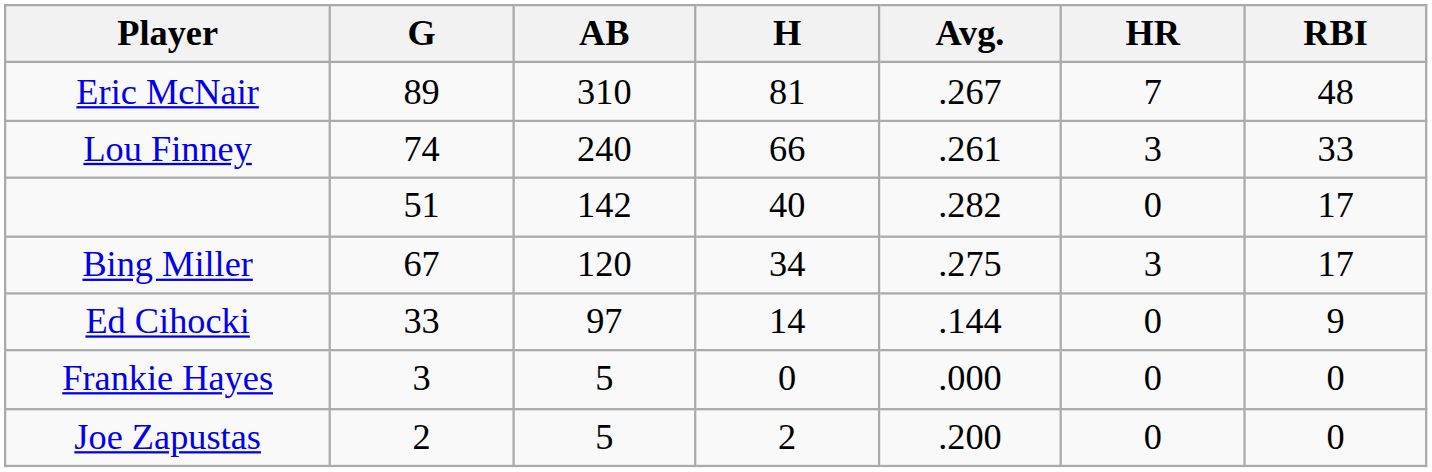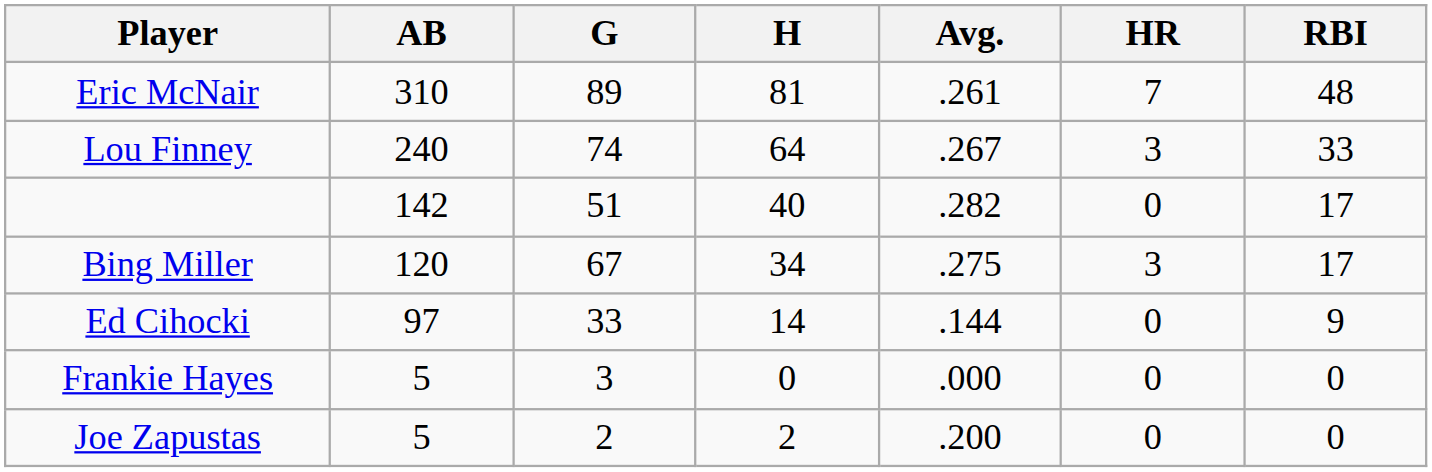columns swapped: (422, 33) <-> (604, 33)
(970, 90) .267 -> (970, 90) .261
(787, 148) 66 -> (787, 148) 64
(970, 148) .261 -> (970, 148) .267
